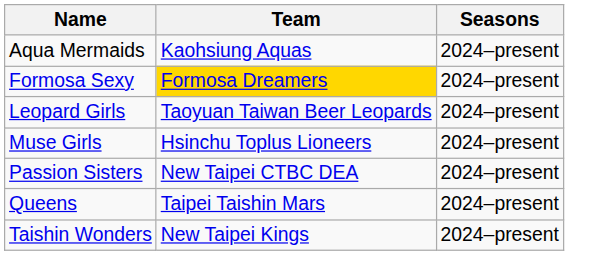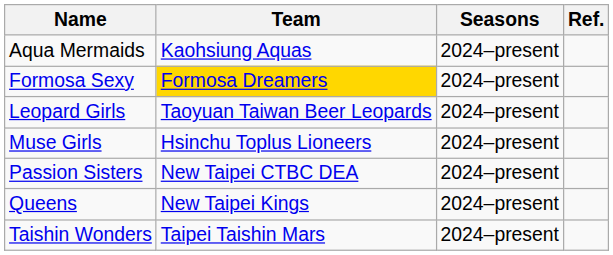+ column: (586, 19)
(243, 204) Taipei Taishin Mars -> (235, 204) New Taipei Kings
(235, 234) New Taipei Kings -> (243, 234) Taipei Taishin Mars
